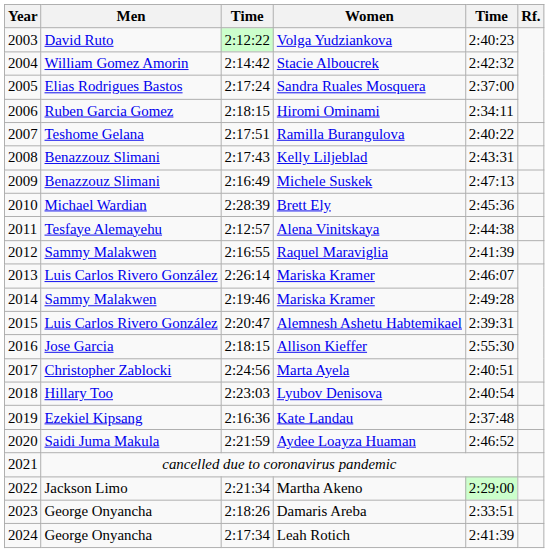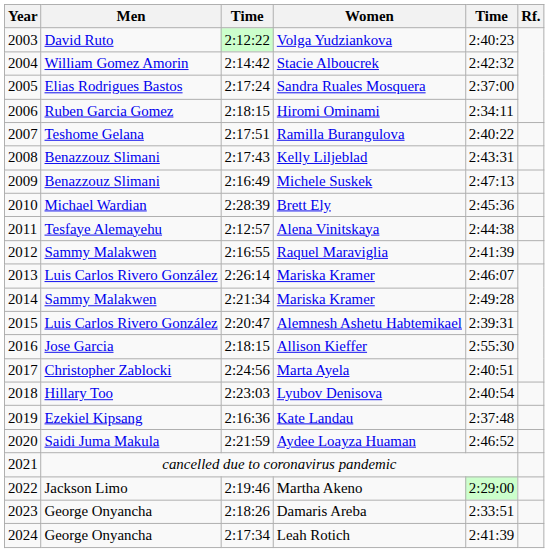(247, 299) 2:19:46 -> (247, 299) 2:21:34
(247, 488) 2:21:34 -> (247, 488) 2:19:46
